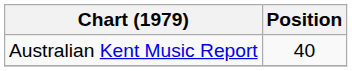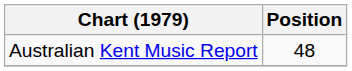(304, 50) 40 -> (304, 50) 48
